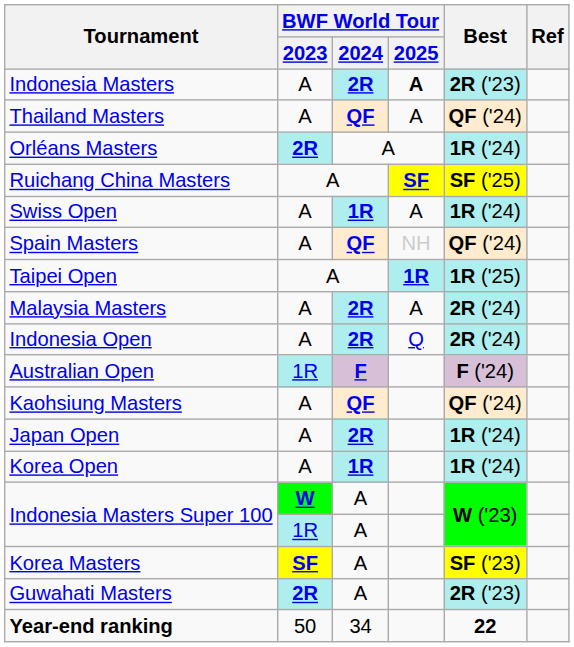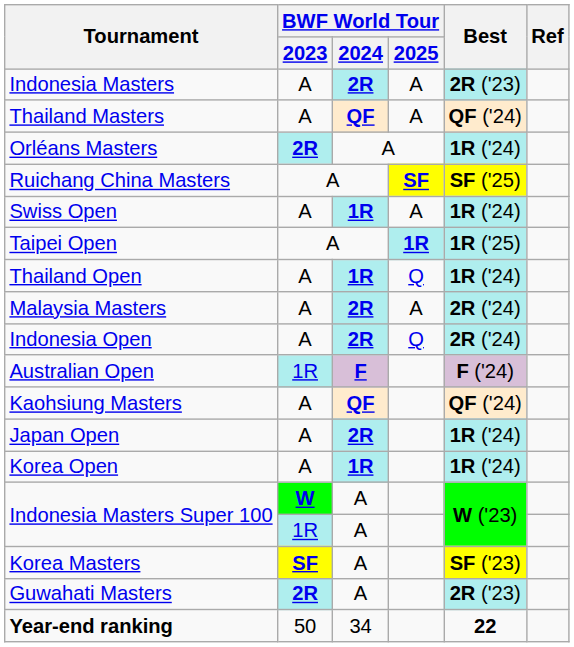(416, 85) bold -> (416, 85) normal
- row: (74, 244)
+ row: (76, 276)
